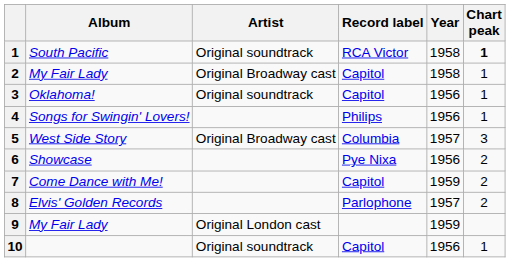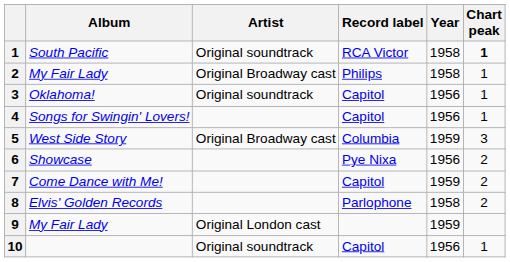(363, 73) Capitol -> (362, 73) Philips
(362, 116) Philips -> (363, 116) Capitol
(445, 138) 1957 -> (445, 138) 1959
(445, 203) 1957 -> (445, 203) 1958
